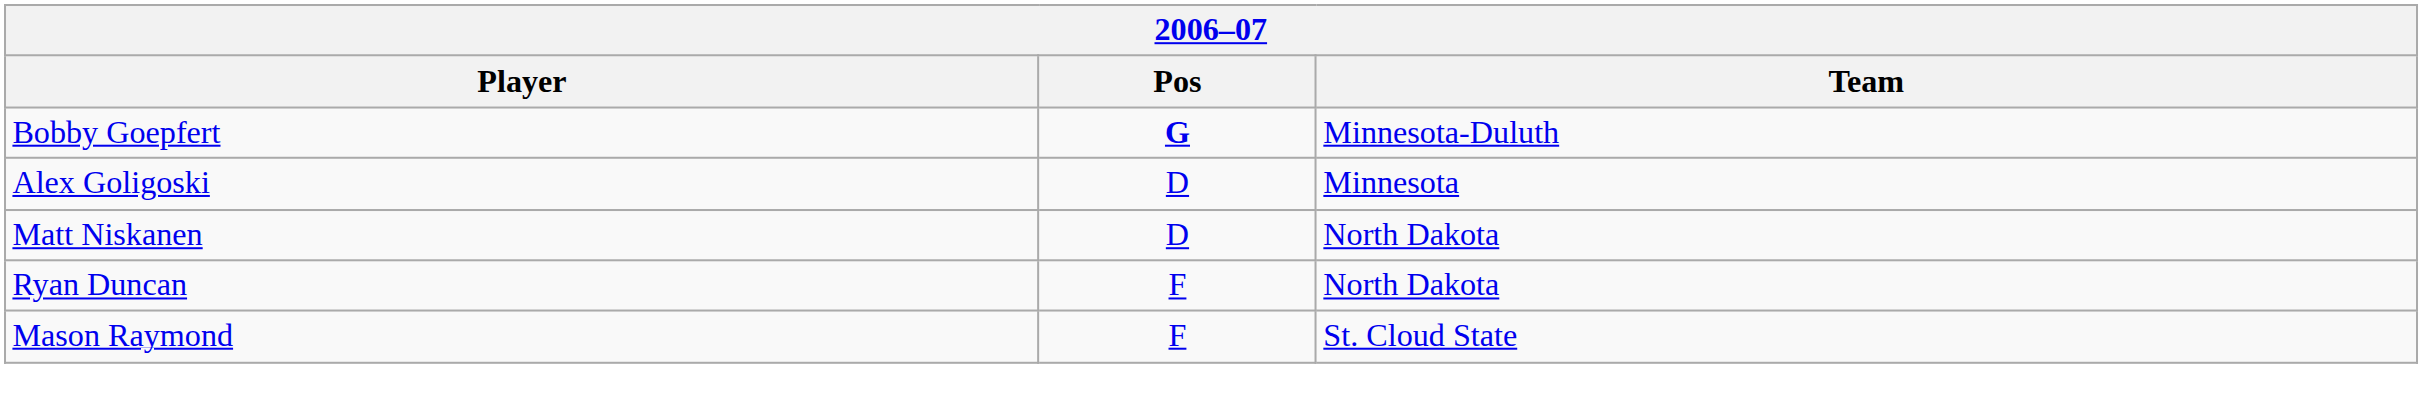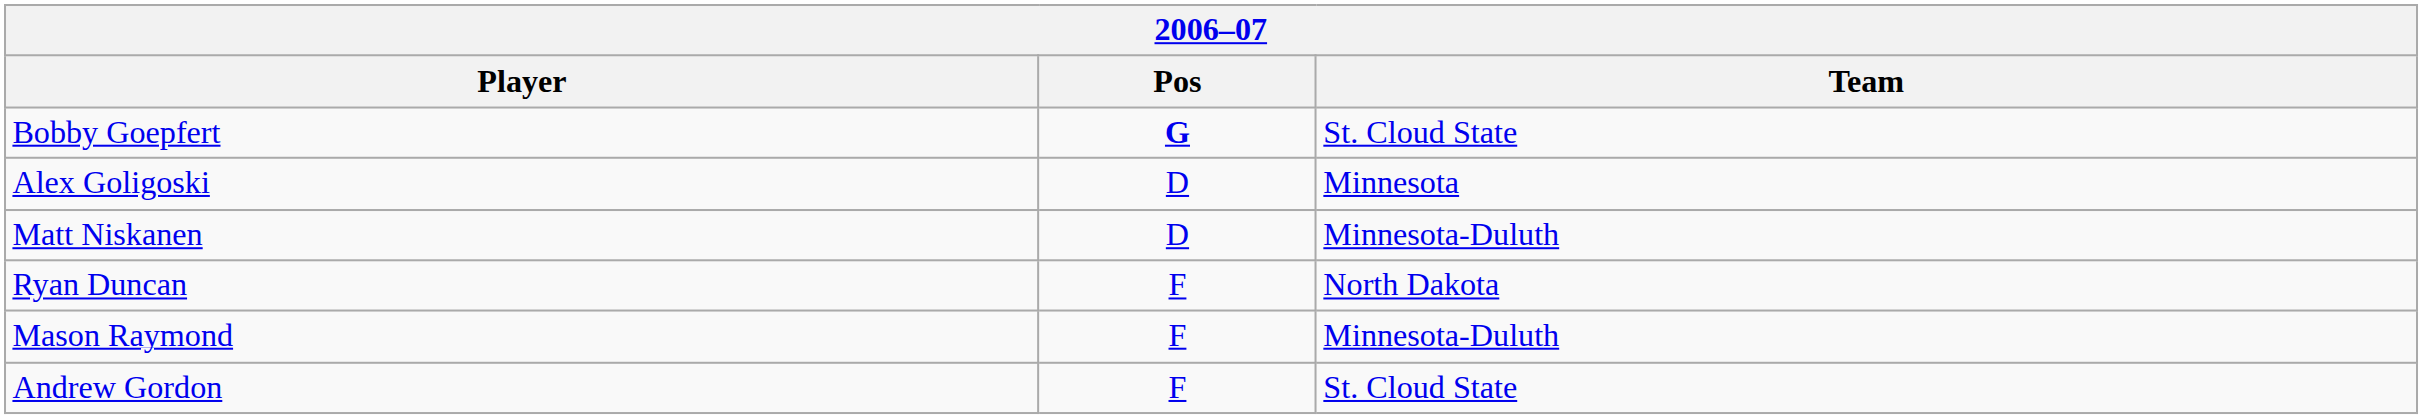(1441, 132) Minnesota-Duluth -> (1420, 132) St. Cloud State
(1411, 234) North Dakota -> (1441, 234) Minnesota-Duluth
(1420, 336) St. Cloud State -> (1441, 336) Minnesota-Duluth
+ row: (117, 387)
